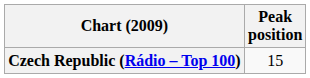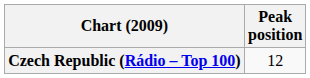(275, 60) 15 -> (275, 60) 12
